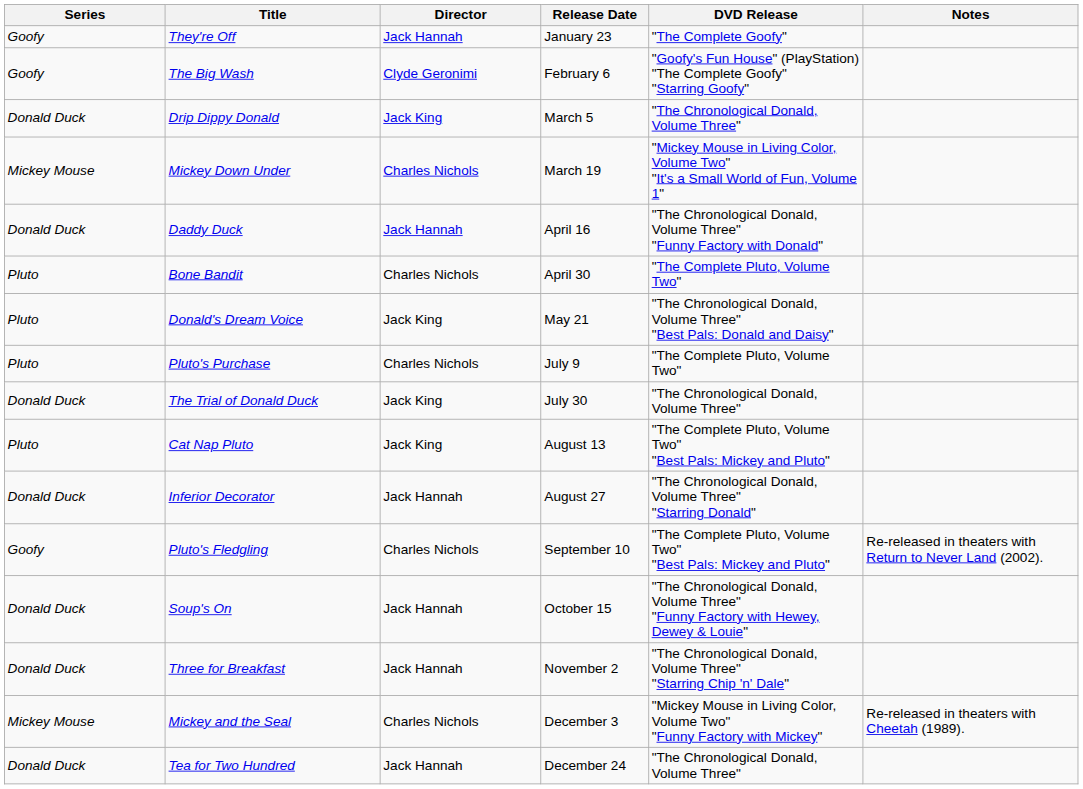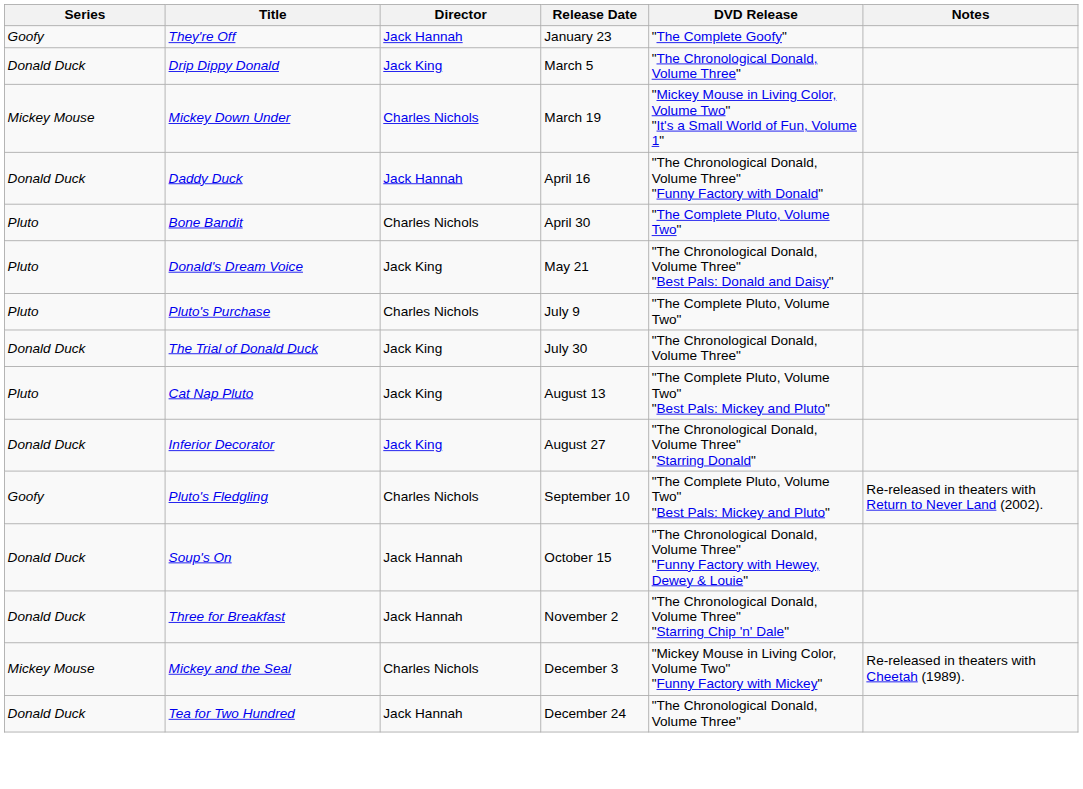- row: (211, 73)
(423, 497) Jack Hannah -> (413, 445) Jack King
